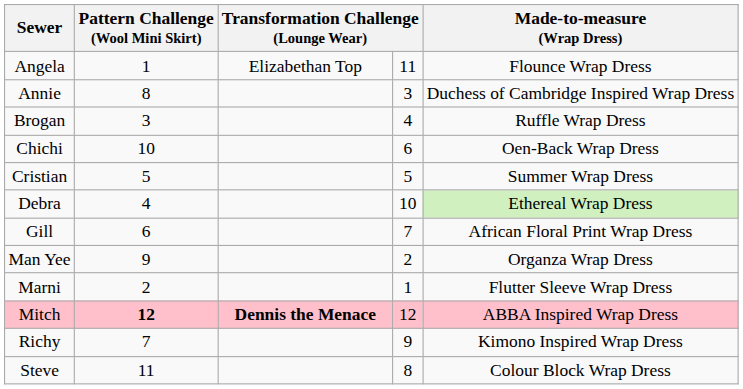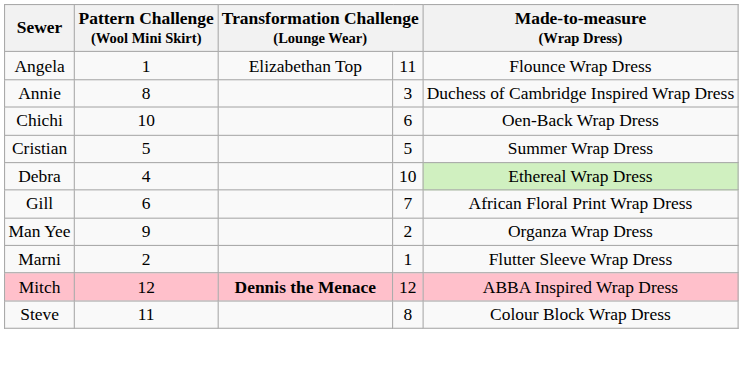- row: (40, 120)
(146, 314) bold -> (146, 286) normal
- row: (40, 342)
